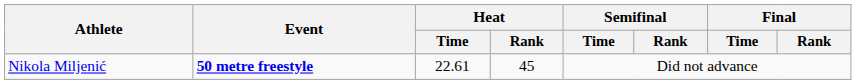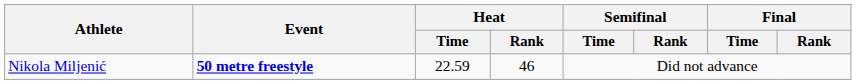(452, 67) 22.61 -> (452, 67) 22.59
(527, 67) 45 -> (527, 67) 46
